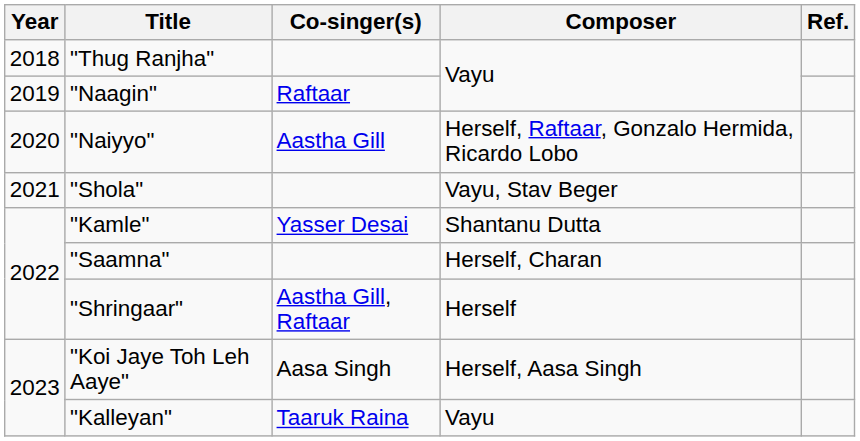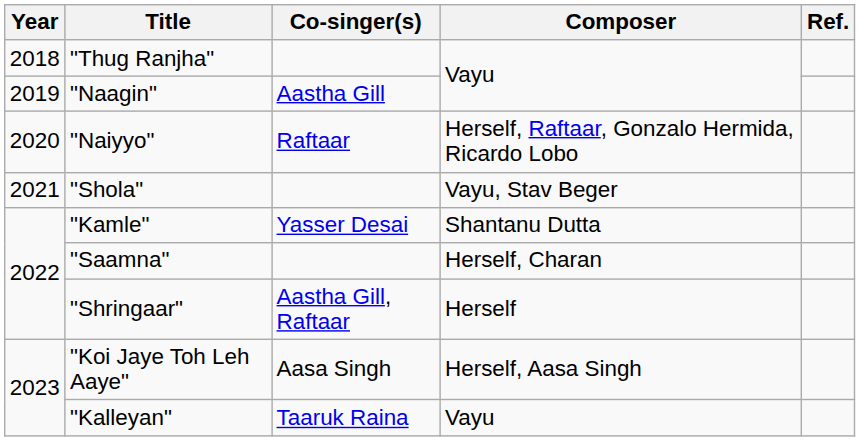(313, 93) Raftaar -> (331, 93) Aastha Gill
(331, 141) Aastha Gill -> (313, 141) Raftaar
